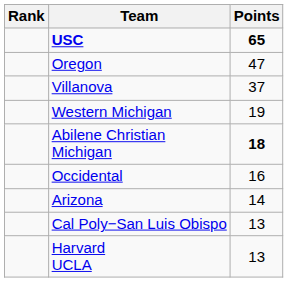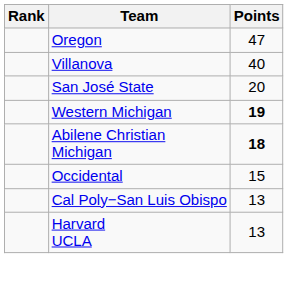- row: (68, 40)
(257, 87) 37 -> (257, 64) 40
+ row: (103, 87)
(257, 111) normal -> (257, 111) bold
(257, 176) 16 -> (257, 176) 15
- row: (77, 200)
